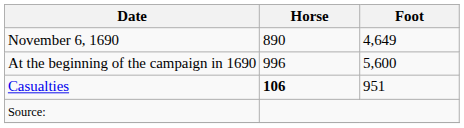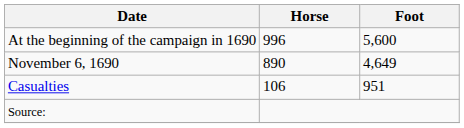rows swapped: (132, 63) <-> (63, 39)
(274, 87) bold -> (274, 87) normal
